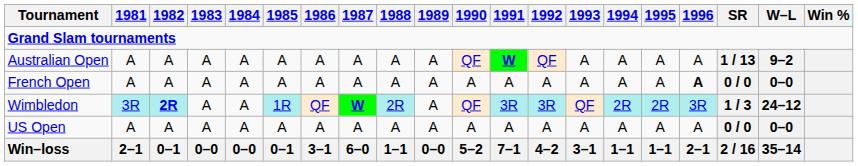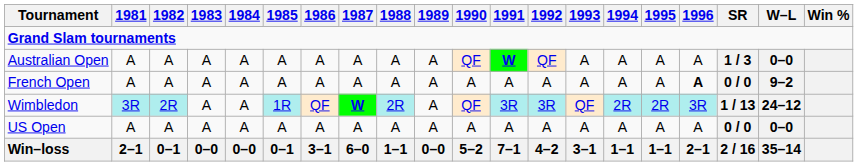(738, 60) 1 / 13 -> (738, 60) 1 / 3
(781, 60) 9–2 -> (781, 60) 0–0
(781, 82) 0–0 -> (781, 82) 9–2
(169, 104) bold -> (169, 104) normal
(738, 104) 1 / 3 -> (738, 104) 1 / 13
